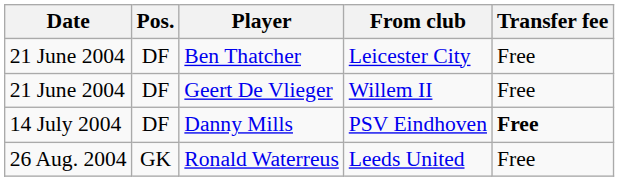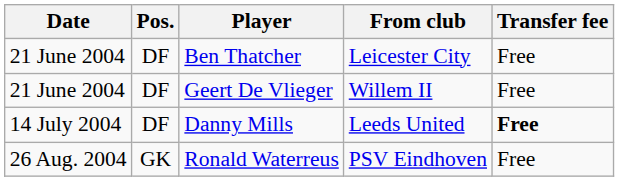(418, 124) PSV Eindhoven -> (407, 124) Leeds United
(407, 158) Leeds United -> (418, 158) PSV Eindhoven
